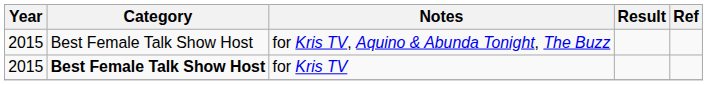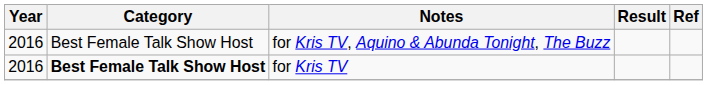(26, 42) 2015 -> (26, 42) 2016
(26, 67) 2015 -> (26, 67) 2016
